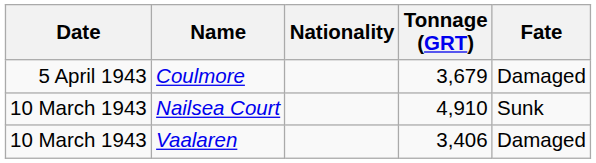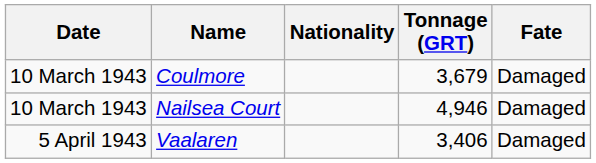(93, 76) 5 April 1943 -> (78, 76) 10 March 1943
(462, 108) 4,910 -> (462, 108) 4,946
(520, 108) Sunk -> (541, 108) Damaged
(78, 141) 10 March 1943 -> (93, 141) 5 April 1943
